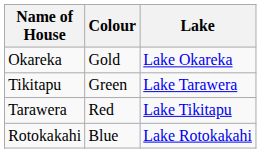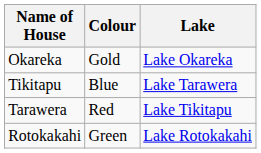(108, 85) Green -> (103, 85) Blue
(103, 135) Blue -> (108, 135) Green
